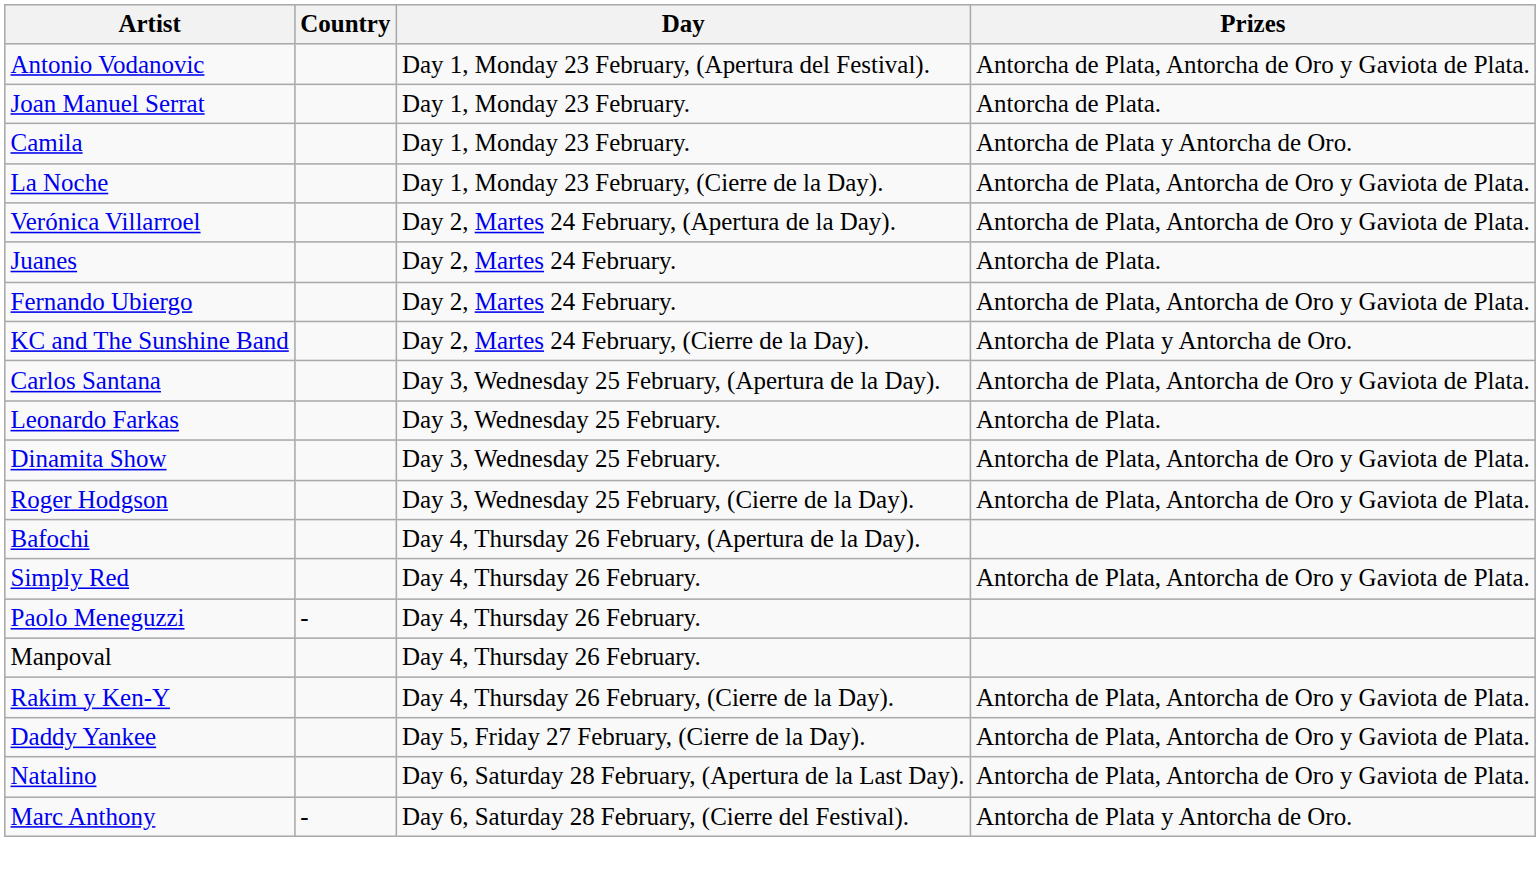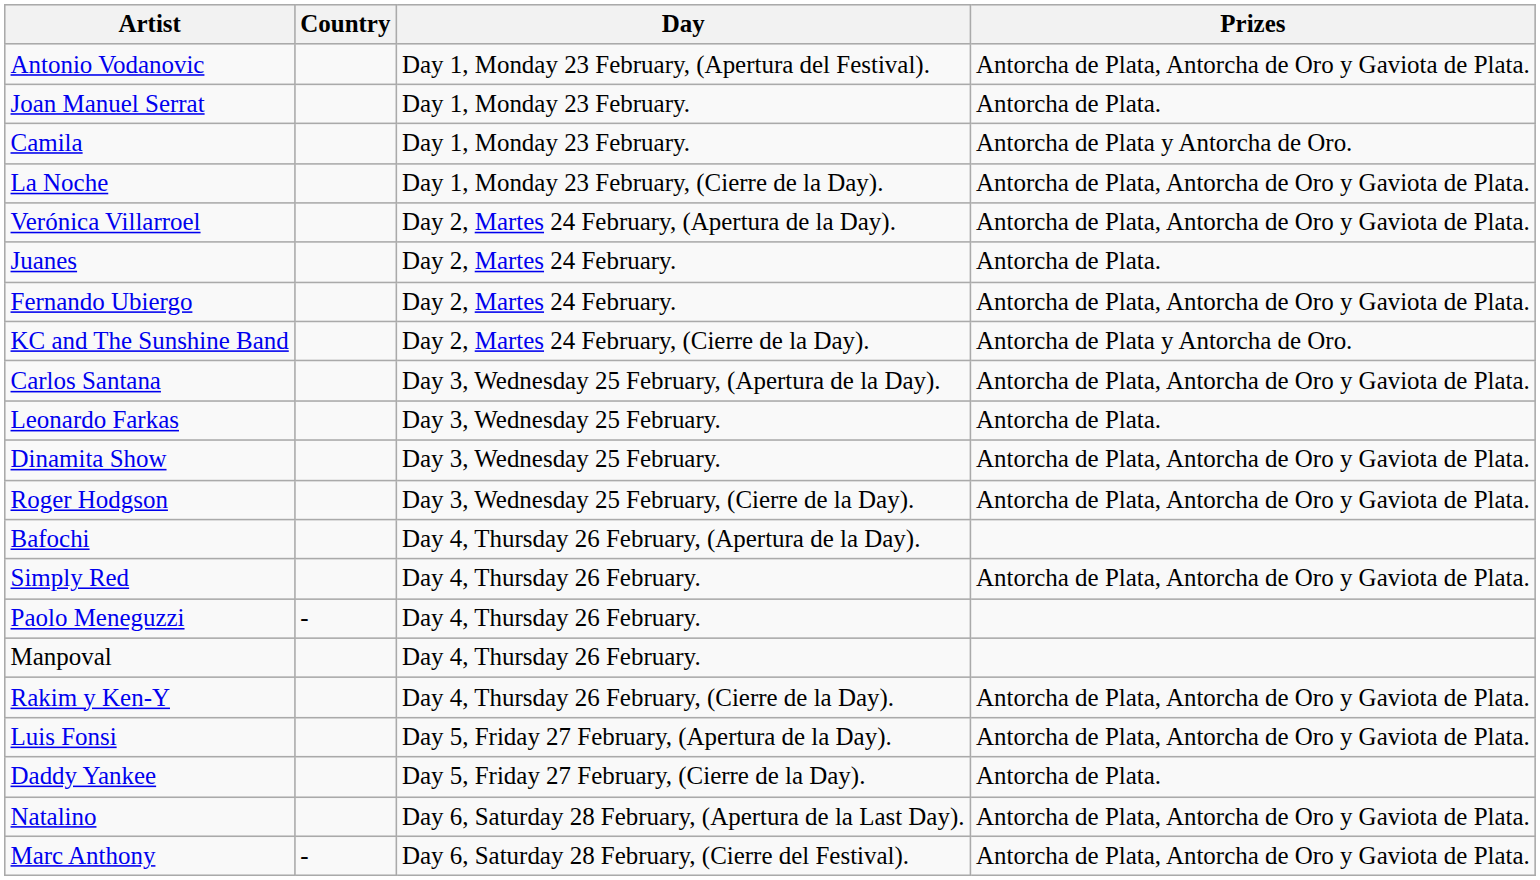+ row: (64, 736)
(1253, 736) Antorcha de Plata, Antorcha de Oro y Gaviota de Plata. -> (1069, 776) Antorcha de Plata.
(1164, 815) Antorcha de Plata y Antorcha de Oro. -> (1253, 855) Antorcha de Plata, Antorcha de Oro y Gaviota de Plata.
